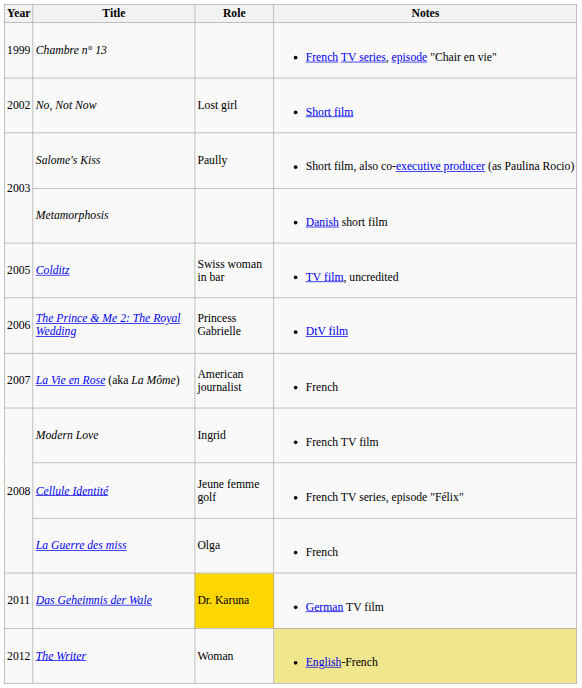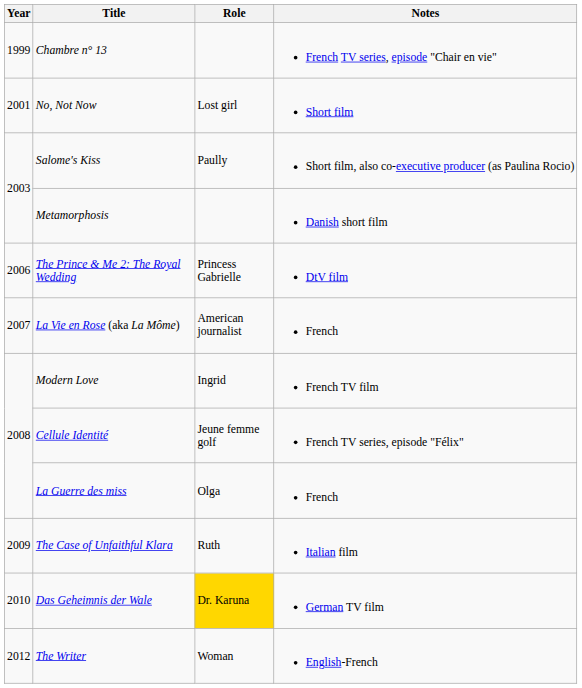(19, 105) 2002 -> (19, 105) 2001
- row: (53, 270)
+ row: (104, 545)
(19, 600) 2011 -> (19, 600) 2010
(425, 662) khaki background -> (425, 662) no background
